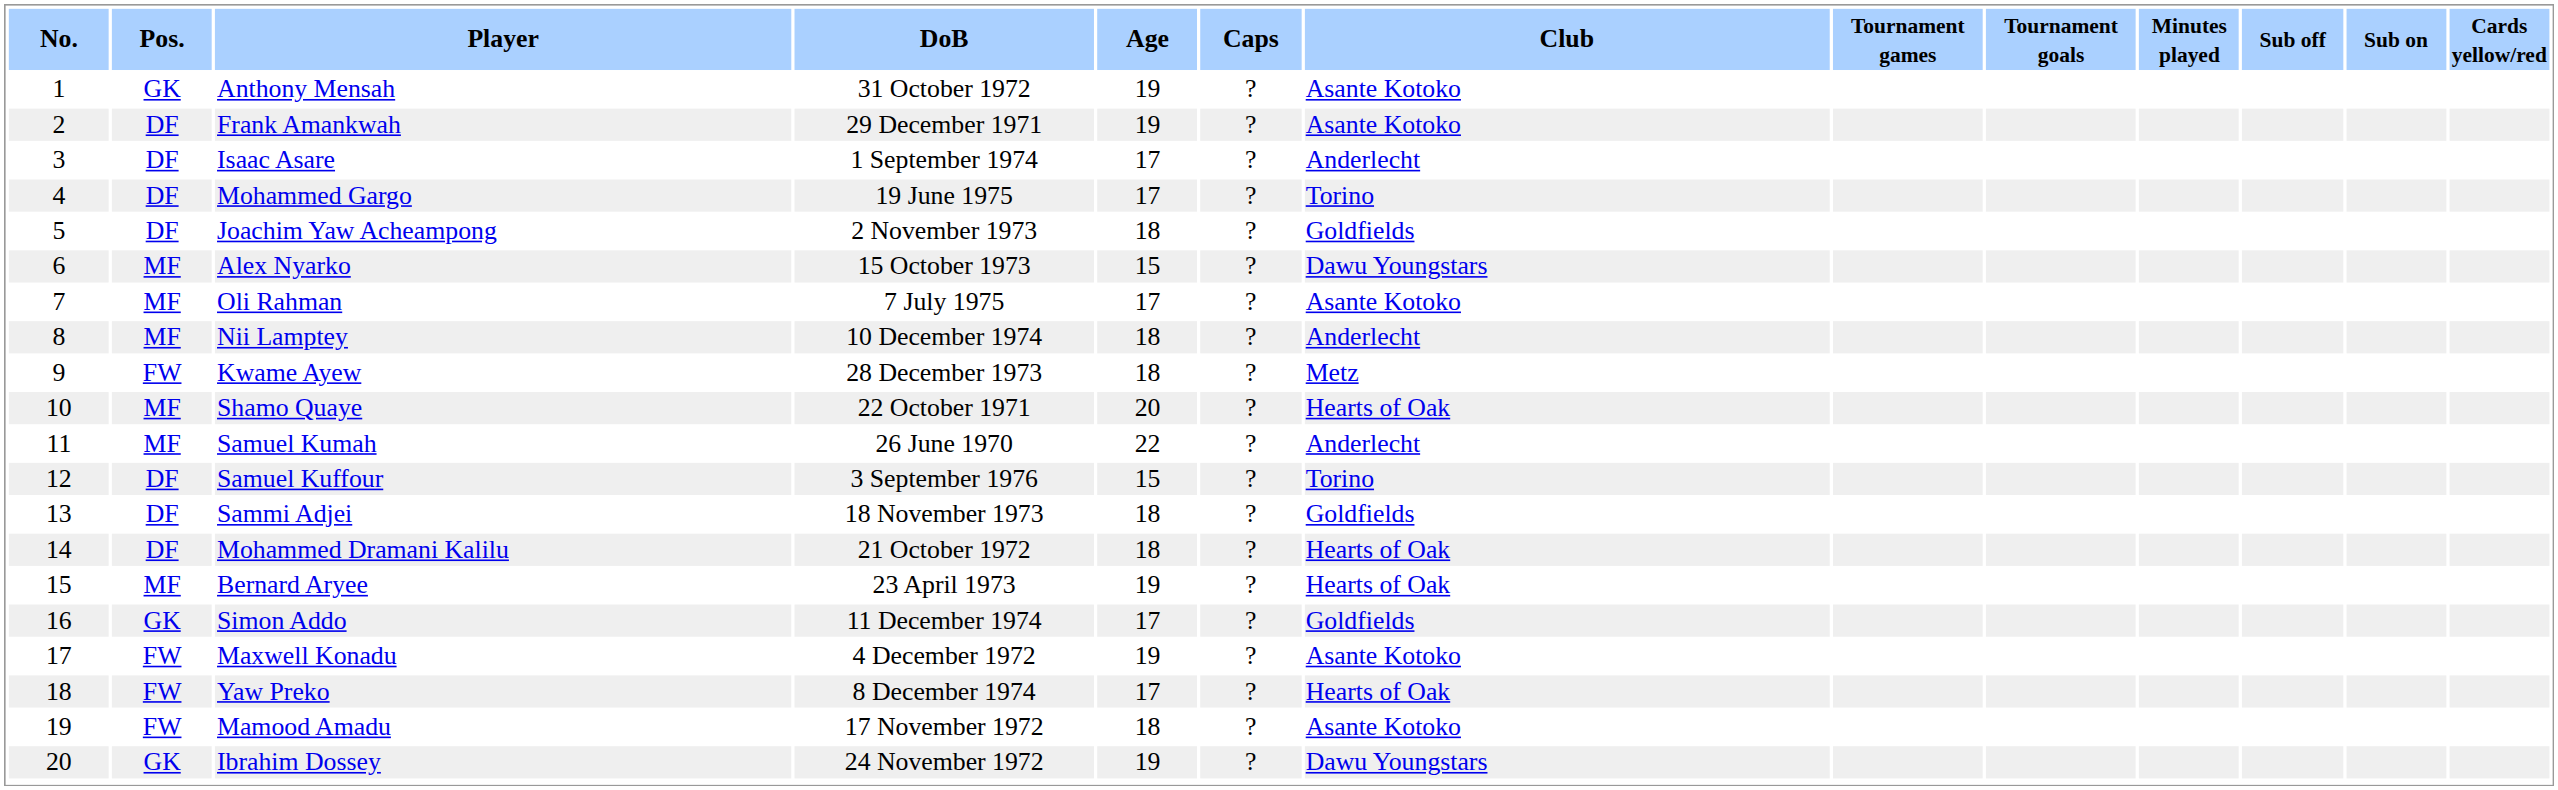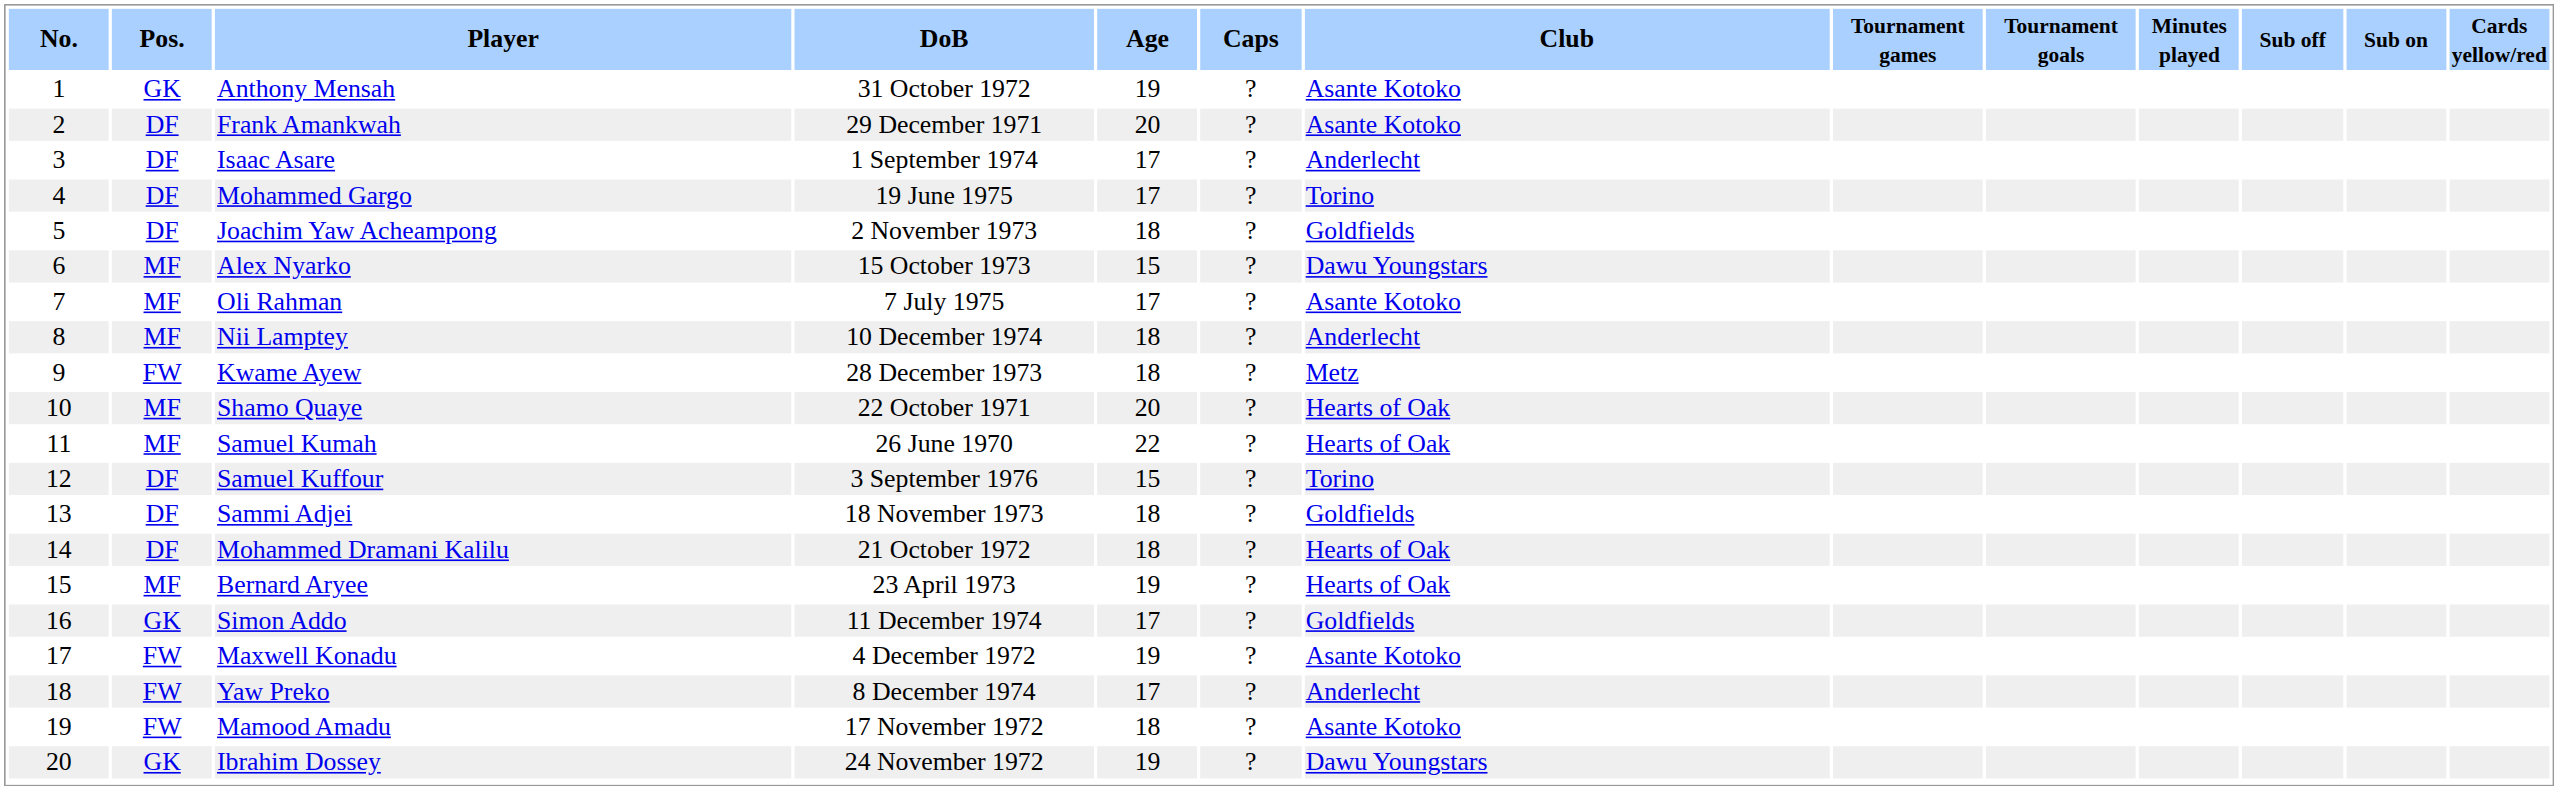(1148, 124) 19 -> (1148, 124) 20
(1363, 443) Anderlecht -> (1378, 443) Hearts of Oak
(1378, 691) Hearts of Oak -> (1363, 691) Anderlecht
